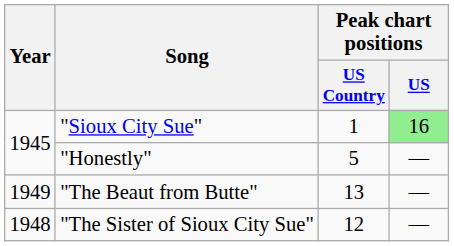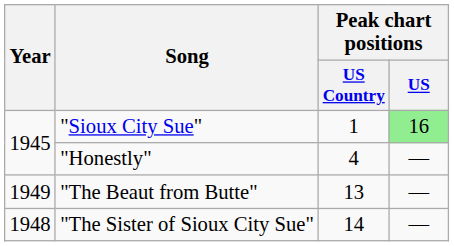(354, 158) 5 -> (354, 158) 4
(354, 224) 12 -> (354, 224) 14
